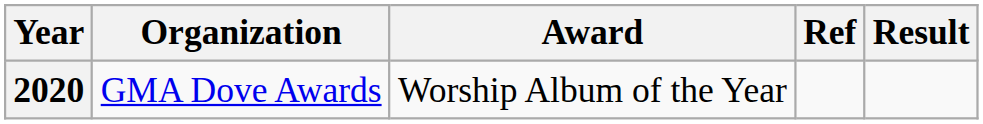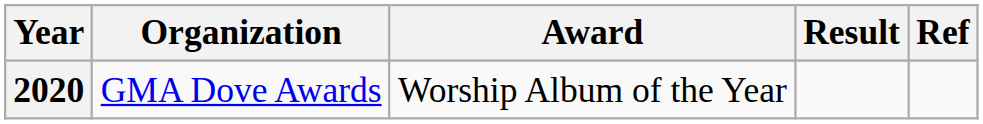columns swapped: (921, 32) <-> (830, 32)
